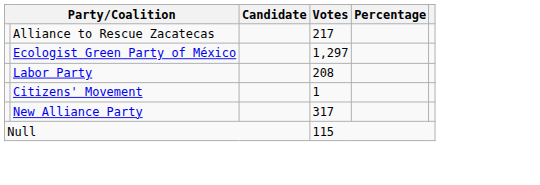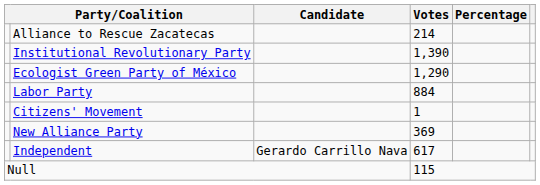(323, 34) 217 -> (424, 34) 214
+ row: (132, 53)
(330, 53) 1,297 -> (431, 73) 1,290
(323, 73) 208 -> (424, 92) 884
(323, 112) 317 -> (424, 131) 369
+ row: (53, 151)
